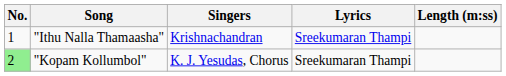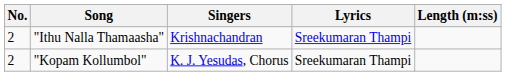(11, 38) 1 -> (11, 38) 2
(11, 60) lightgreen background -> (11, 60) no background
